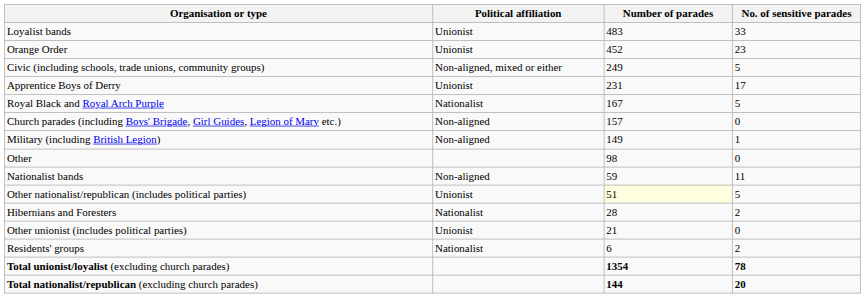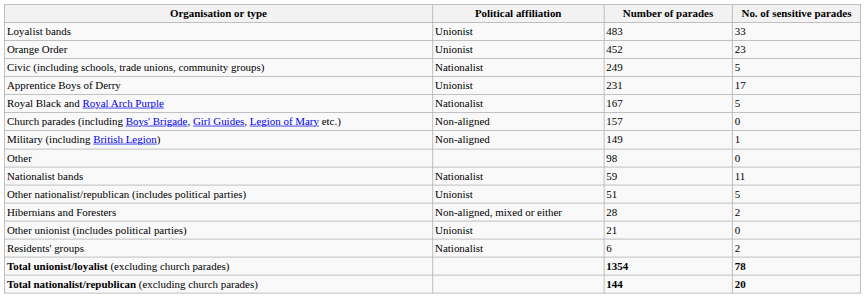(499, 67) Non-aligned, mixed or either -> (459, 67) Nationalist
(462, 176) Non-aligned -> (459, 176) Nationalist
(612, 194) lightyellow background -> (612, 194) no background
(459, 212) Nationalist -> (499, 212) Non-aligned, mixed or either
